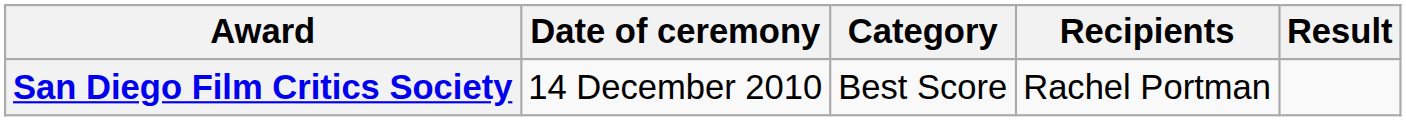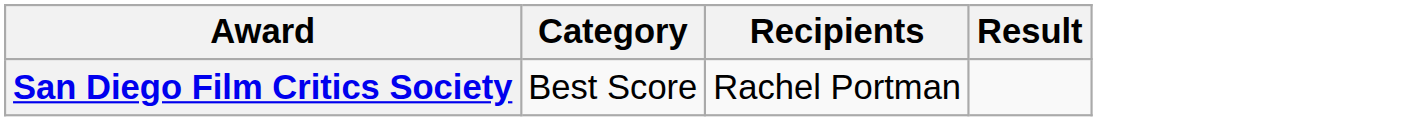- column: (675, 31)
